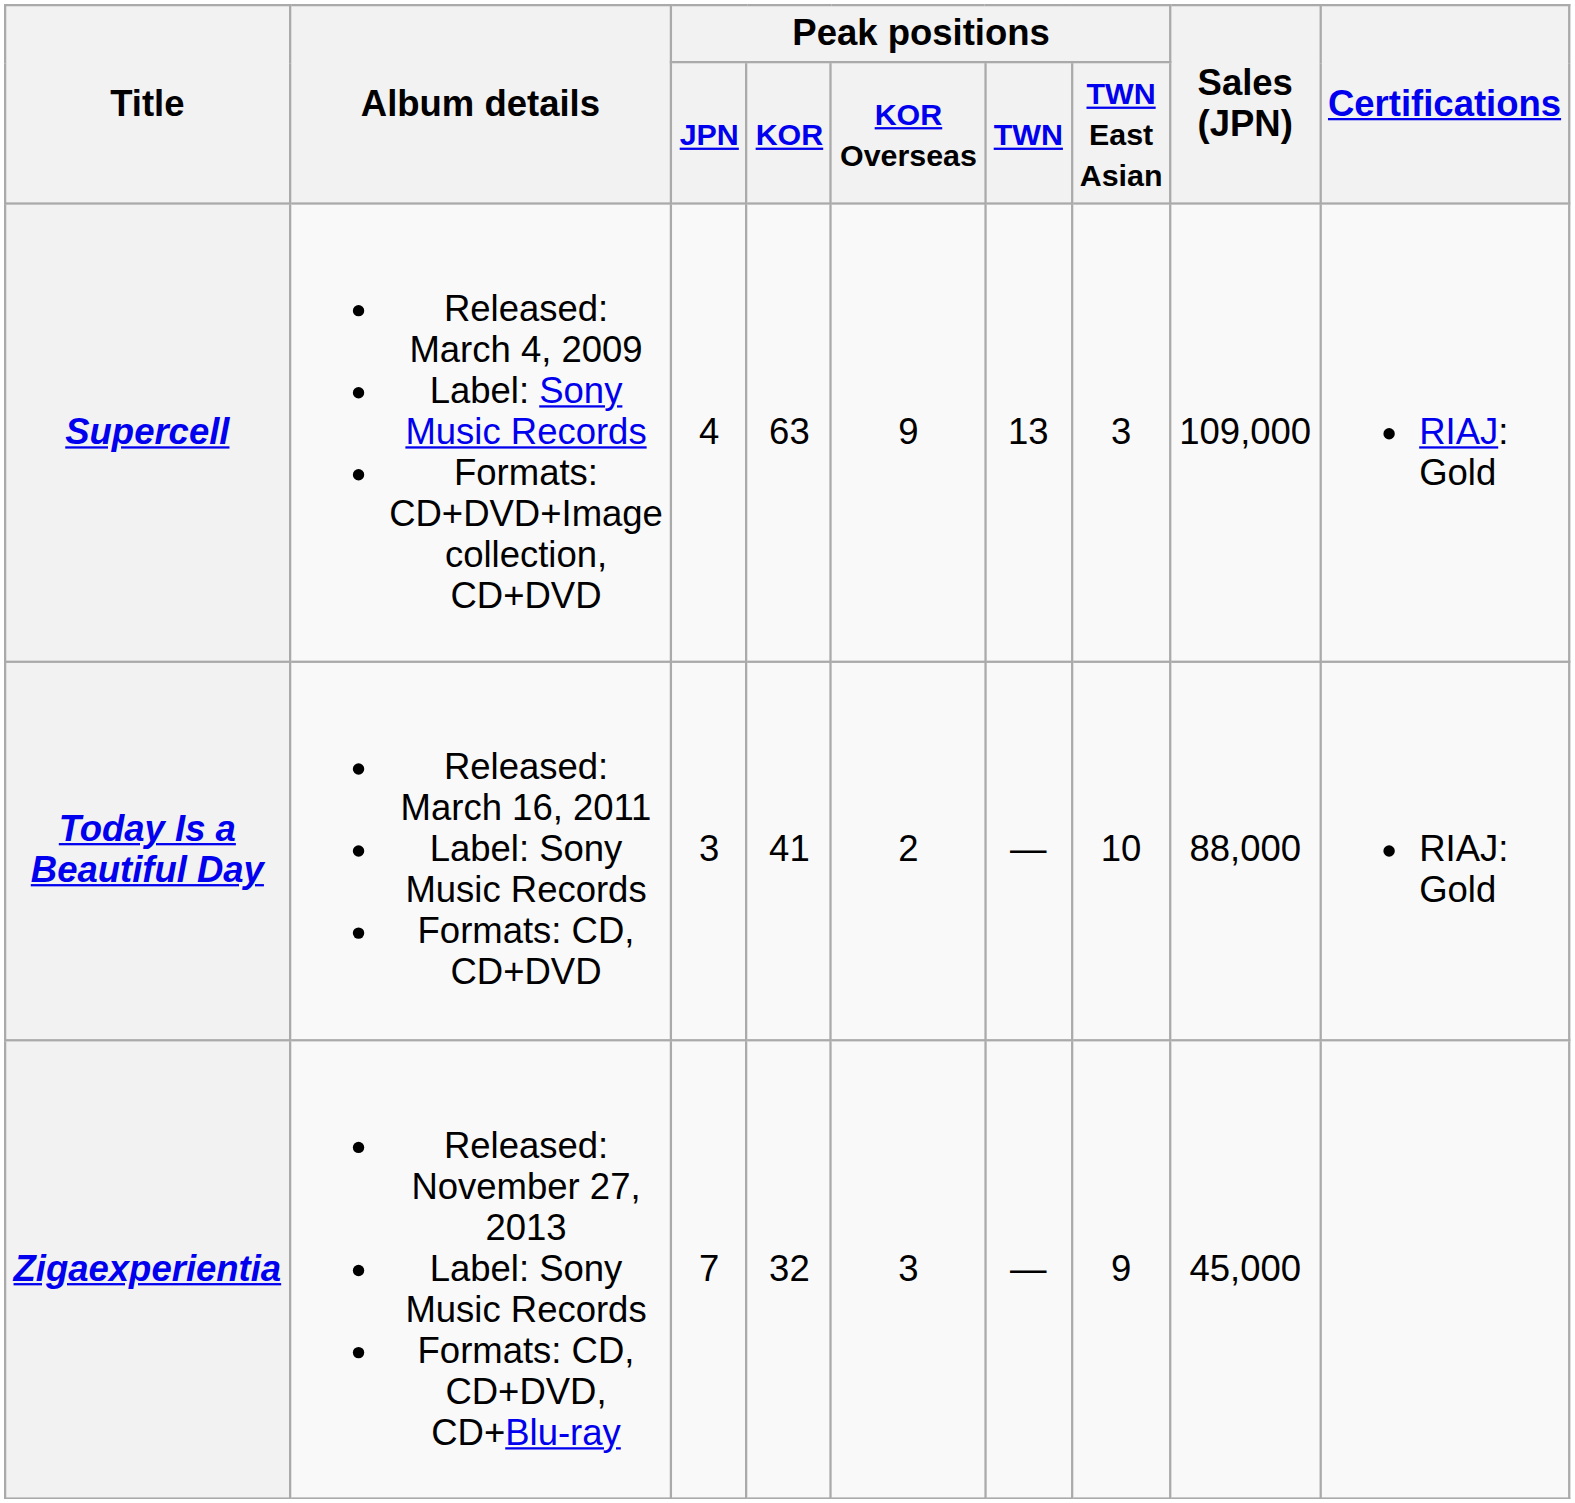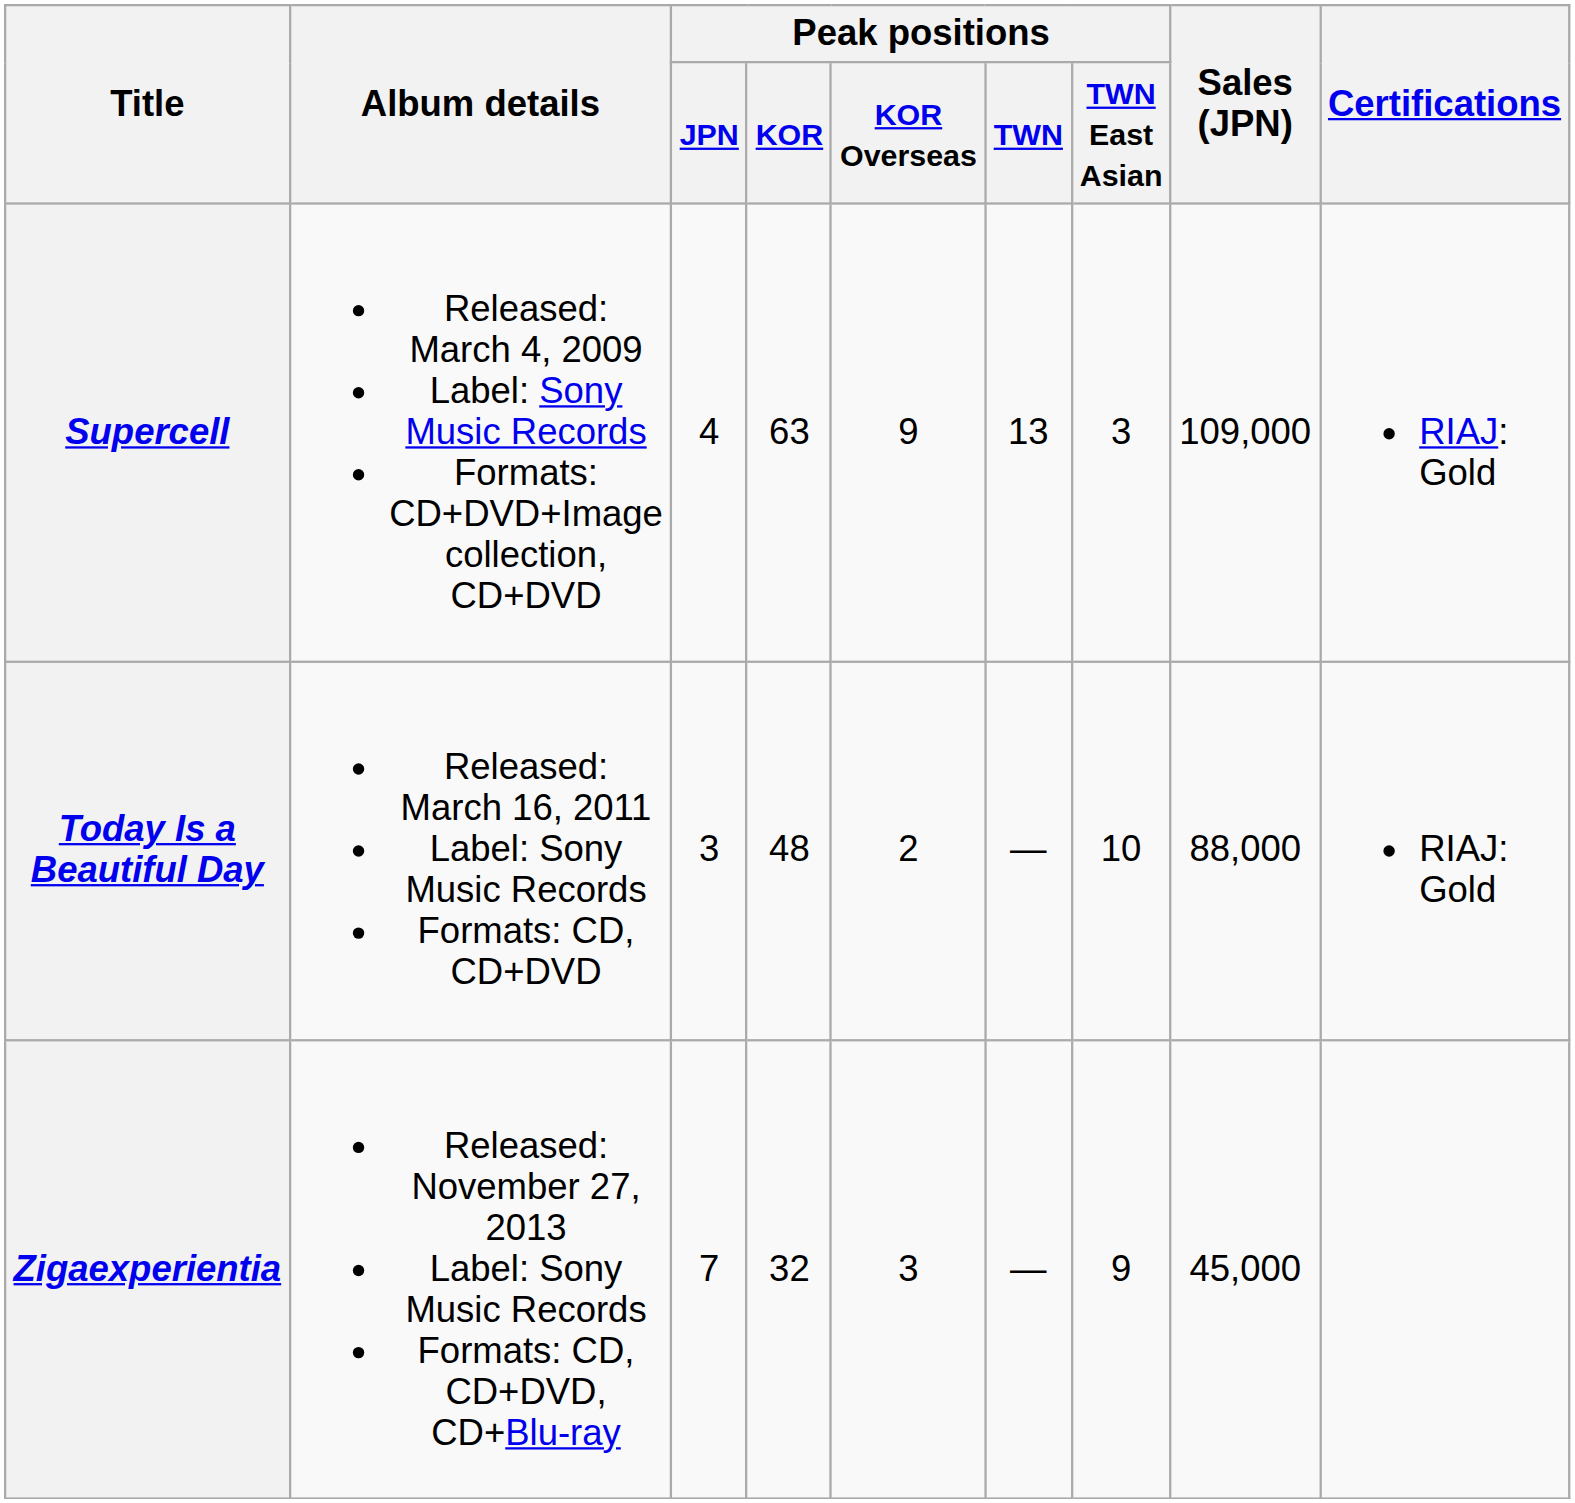(789, 849) 41 -> (789, 849) 48
